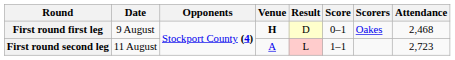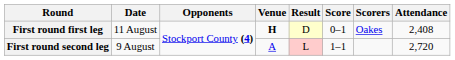(135, 30) 9 August -> (135, 30) 11 August
(421, 30) 2,468 -> (421, 30) 2,408
(135, 47) 11 August -> (135, 47) 9 August
(421, 47) 2,723 -> (421, 47) 2,720
